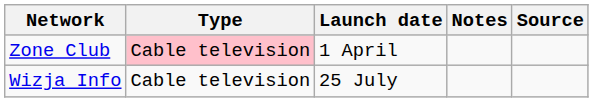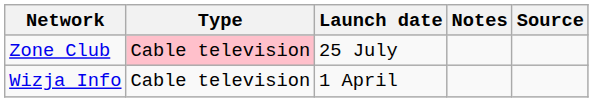(358, 50) 1 April -> (358, 50) 25 July
(358, 81) 25 July -> (358, 81) 1 April
